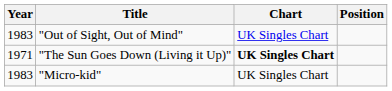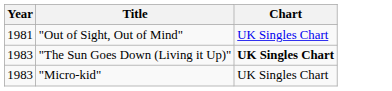- column: (362, 14)
(20, 34) 1983 -> (20, 34) 1981
(20, 55) 1971 -> (20, 55) 1983
